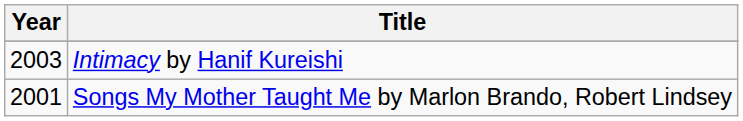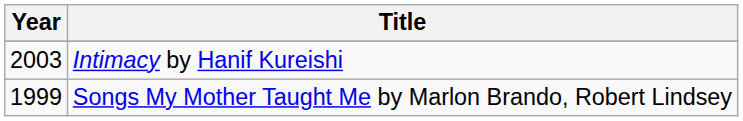(36, 97) 2001 -> (36, 97) 1999
